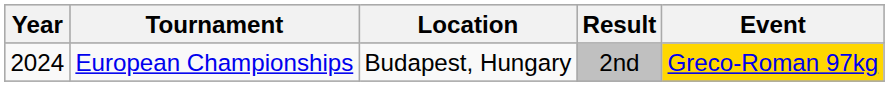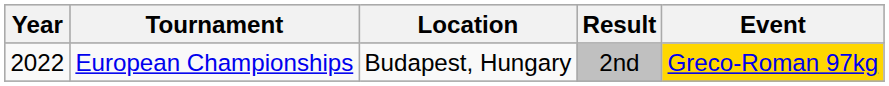(37, 62) 2024 -> (37, 62) 2022
